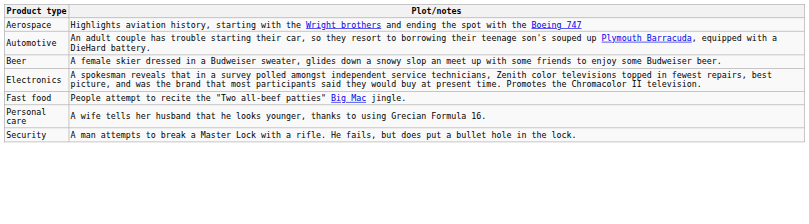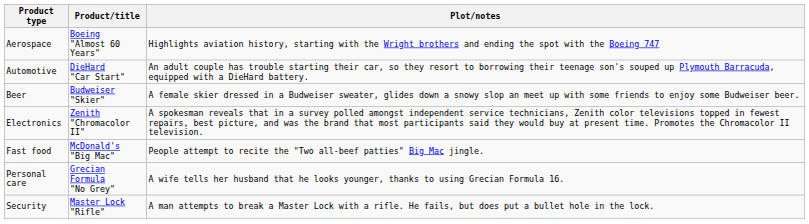+ column: (107, 16)
